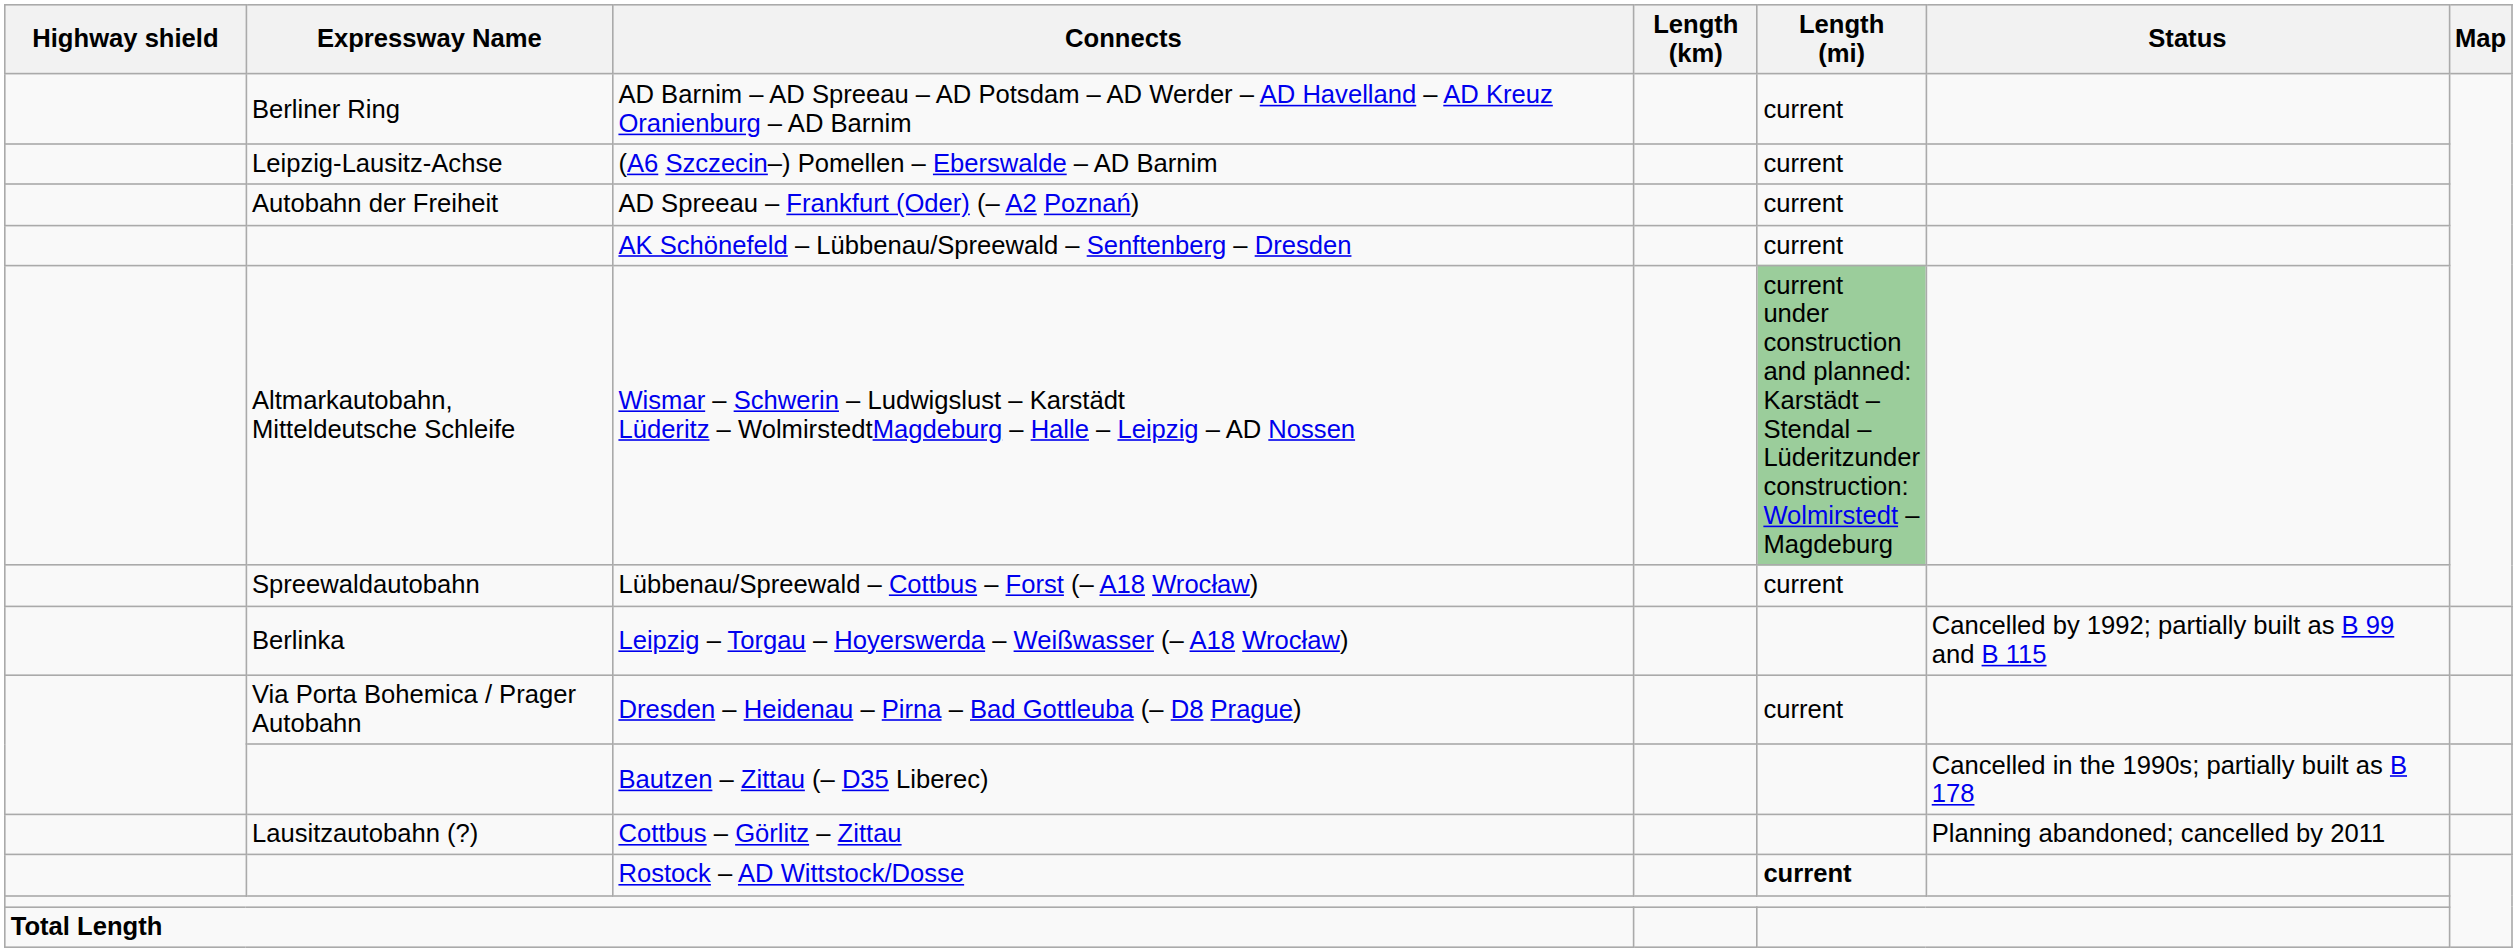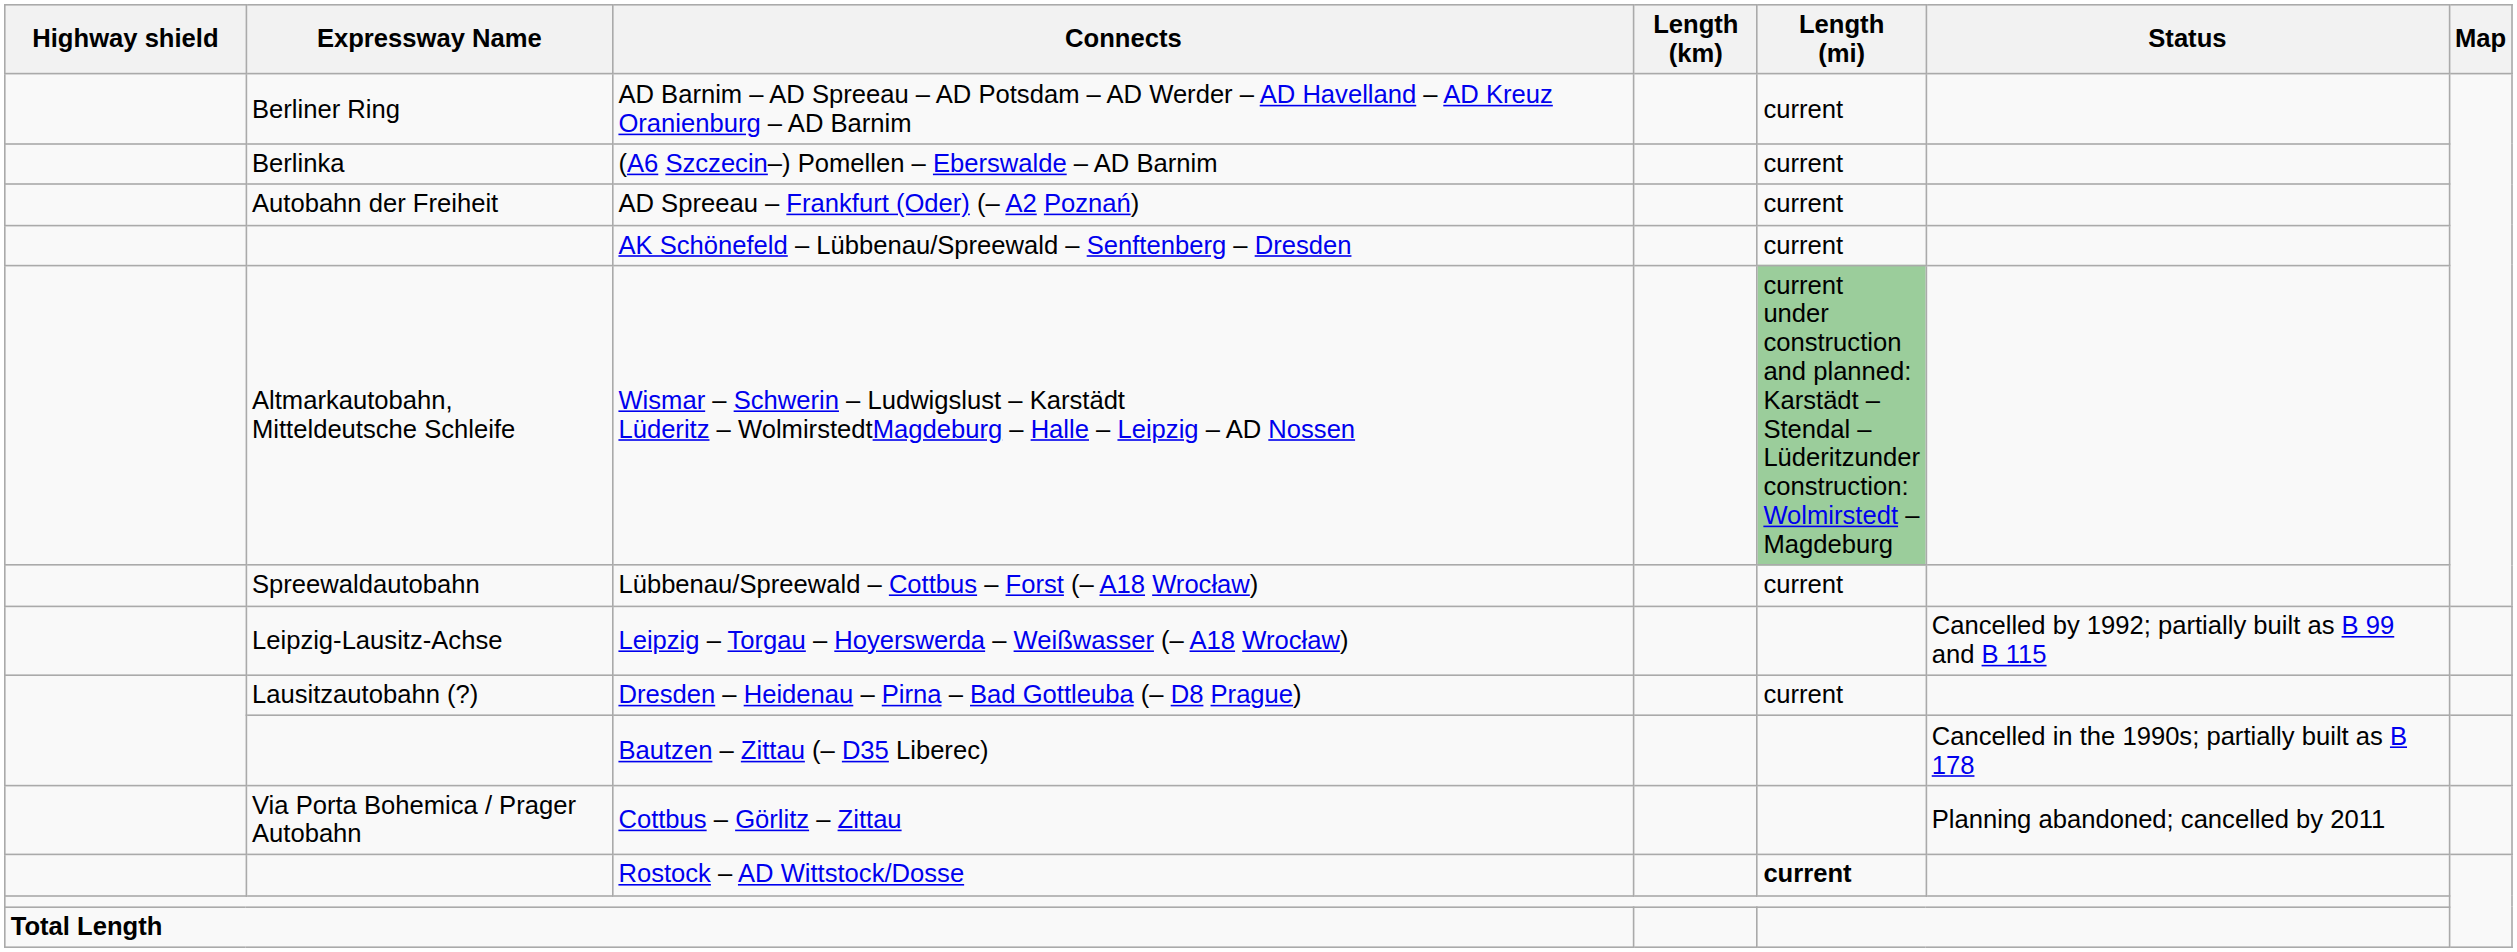(377, 163) Leipzig-Lausitz-Achse -> (298, 163) Berlinka
(298, 640) Berlinka -> (377, 640) Leipzig-Lausitz-Achse
(414, 709) Via Porta Bohemica / Prager Autobahn -> (365, 695) Lausitzautobahn (?)
(365, 834) Lausitzautobahn (?) -> (414, 819) Via Porta Bohemica / Prager Autobahn
